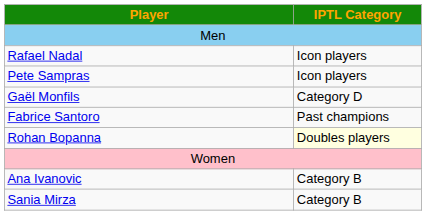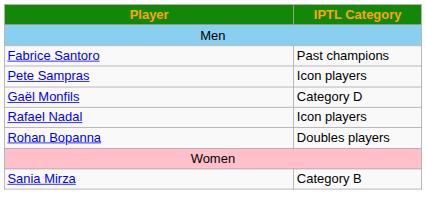rows swapped: (45, 55) <-> (53, 117)
(343, 138) lightyellow background -> (343, 138) no background
- row: (44, 179)
